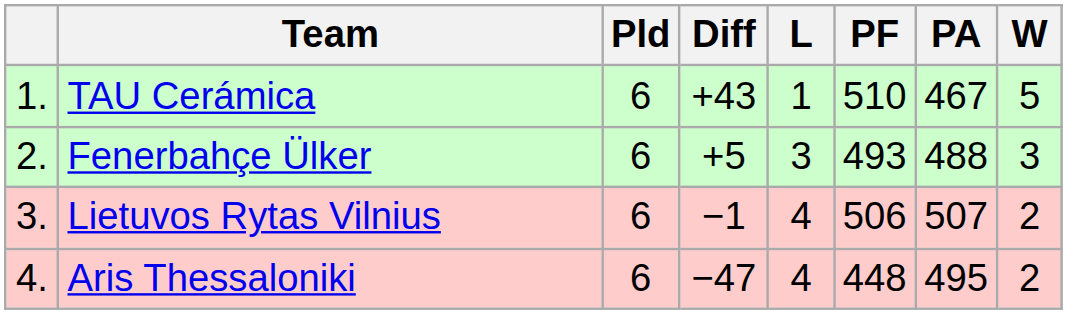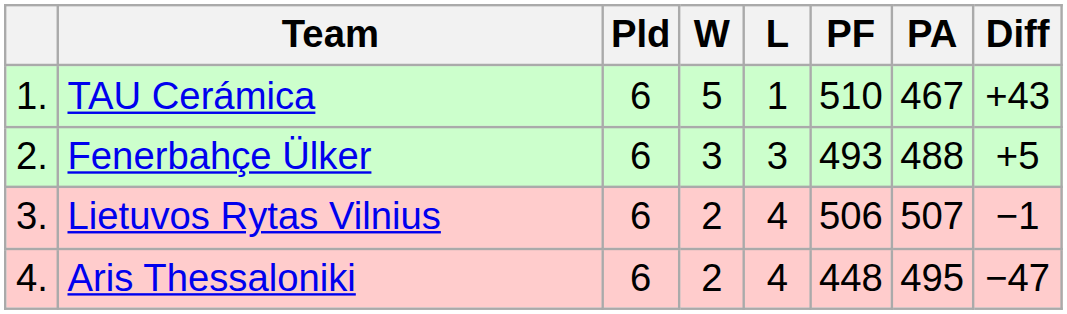columns swapped: (1030, 34) <-> (724, 34)
